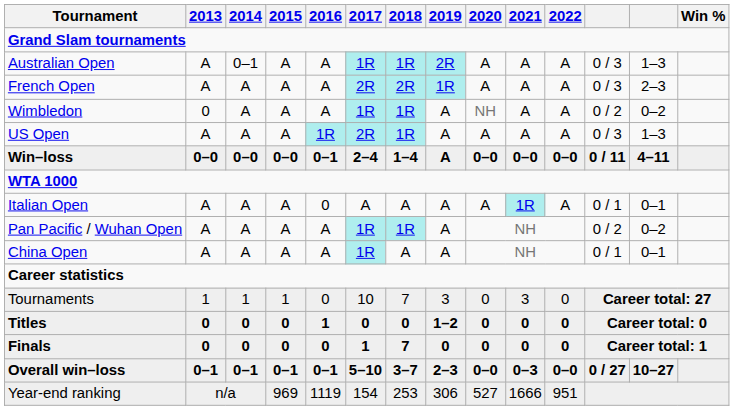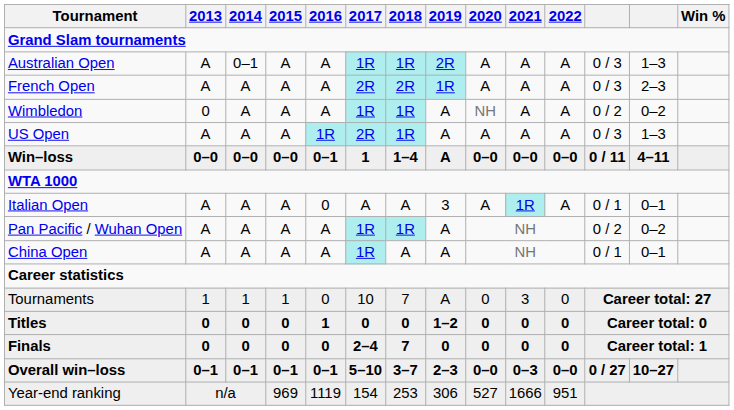(365, 157) 2–4 -> (365, 157) 1
(445, 205) A -> (445, 205) 3
(445, 299) 3 -> (445, 299) A
(365, 346) 1 -> (365, 346) 2–4
